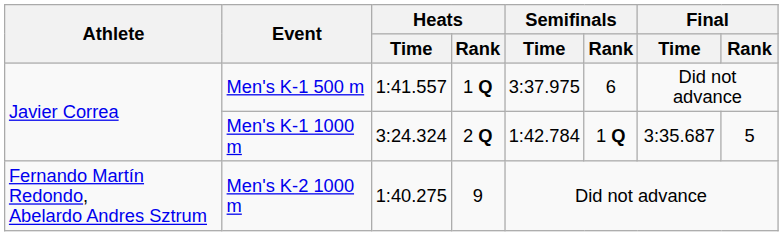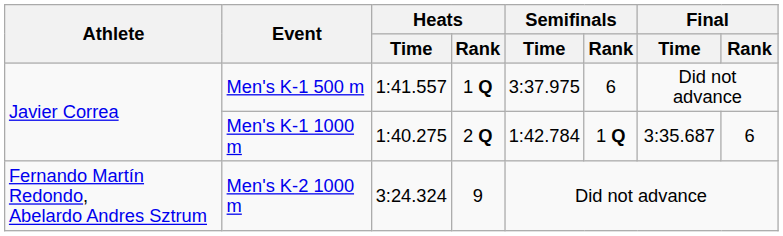(411, 137) 3:24.324 -> (411, 137) 1:40.275
(749, 137) 5 -> (749, 137) 6
(411, 196) 1:40.275 -> (411, 196) 3:24.324
